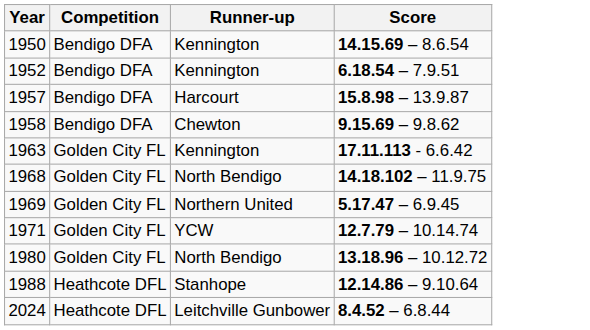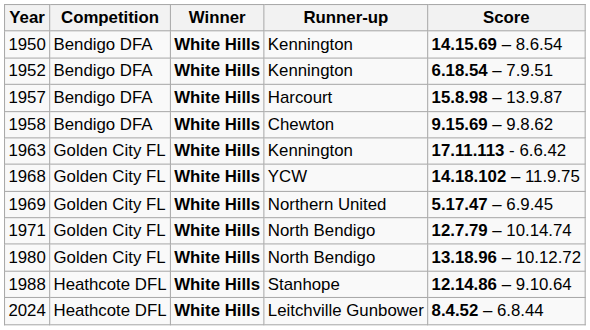+ column: (217, 17)
(228, 177) North Bendigo -> (287, 177) YCW
(194, 230) YCW -> (322, 230) North Bendigo
